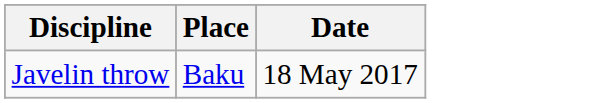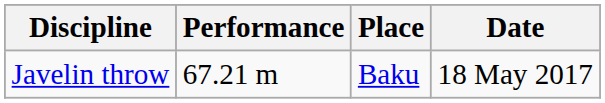+ column: (264, 27)
